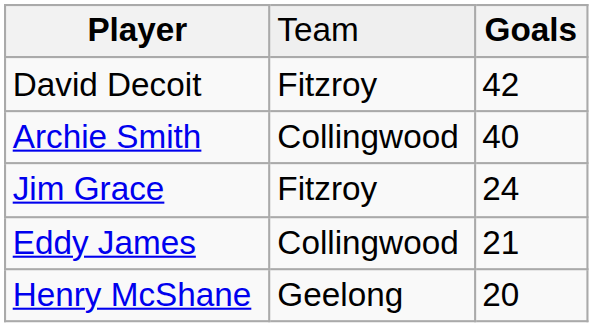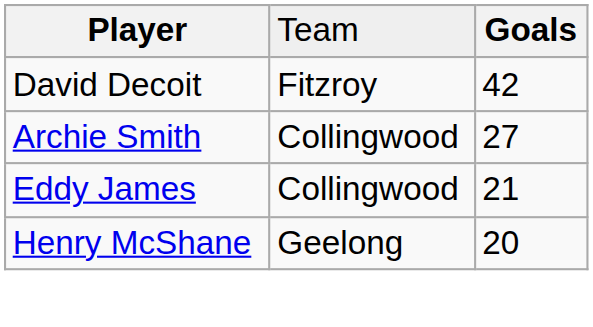(501, 136) 40 -> (501, 136) 27
- row: (89, 189)
